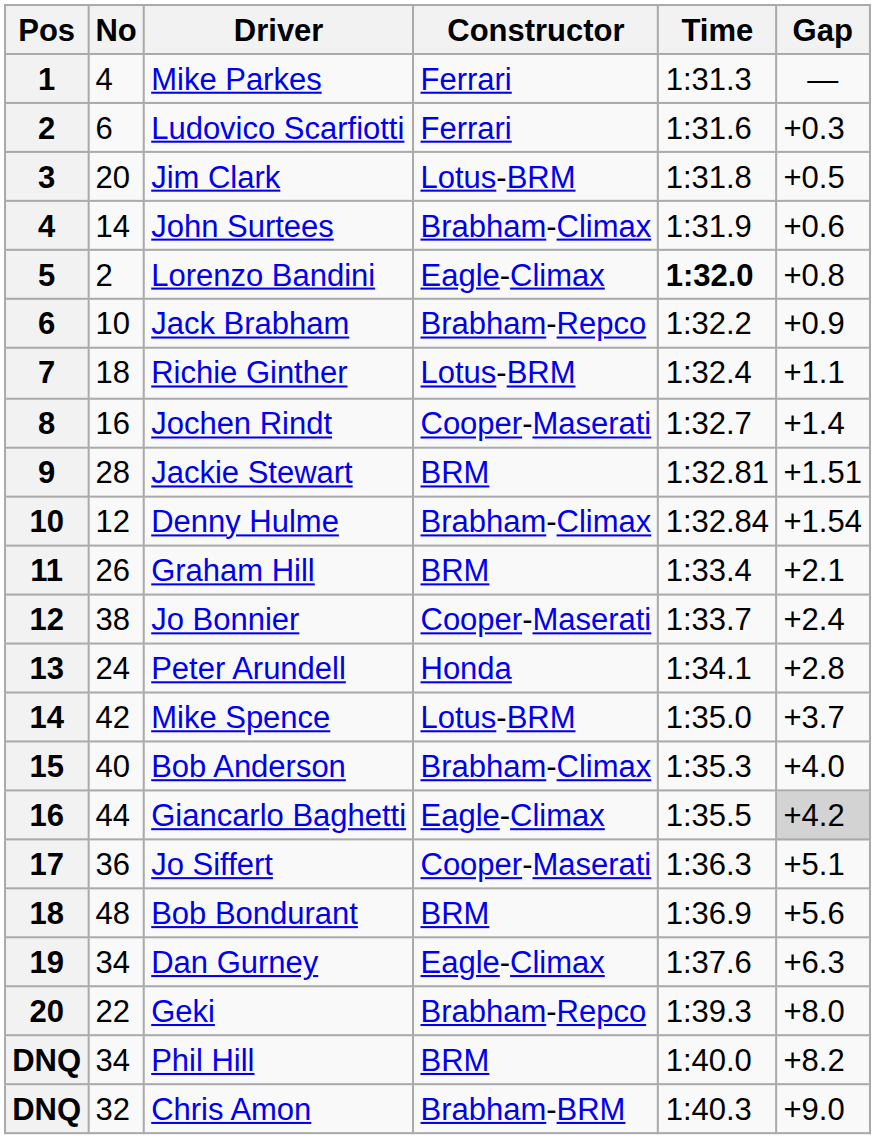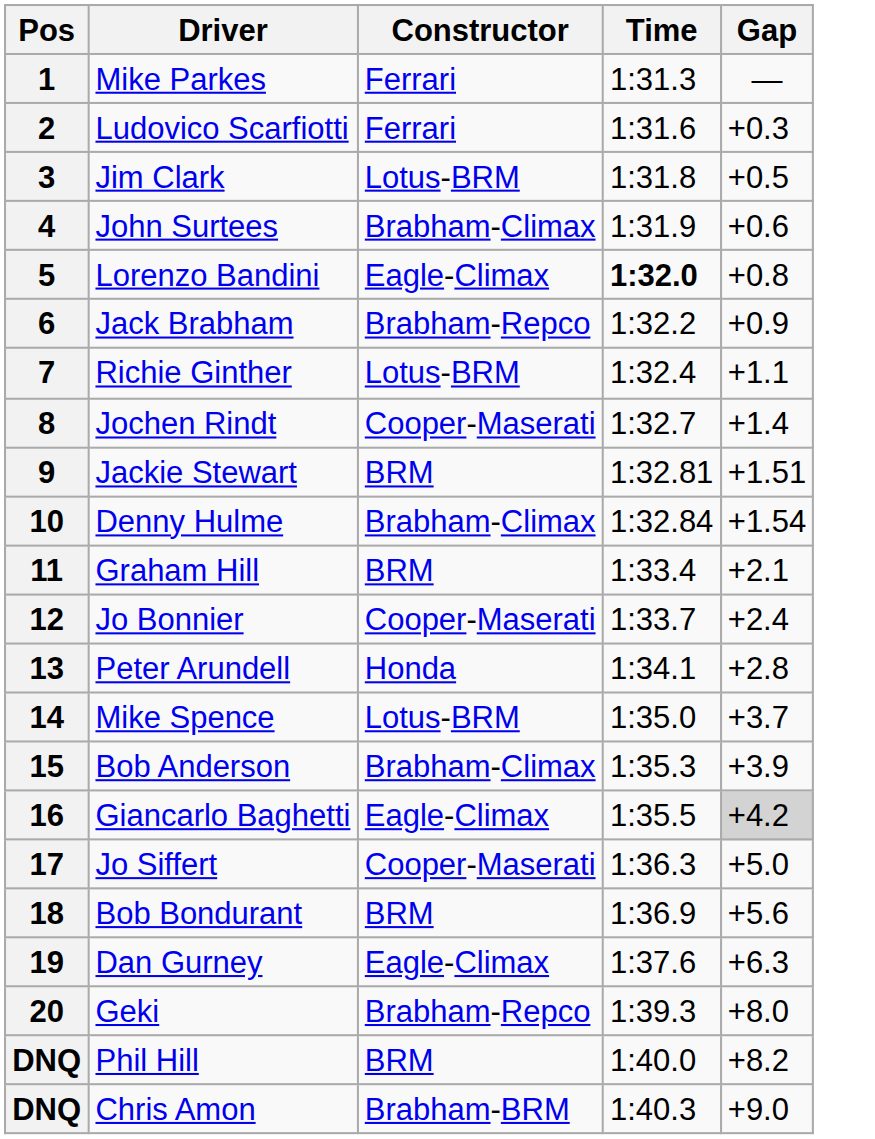- column: (116, 30)
(814, 766) +4.0 -> (758, 766) +3.9
(814, 864) +5.1 -> (758, 864) +5.0
